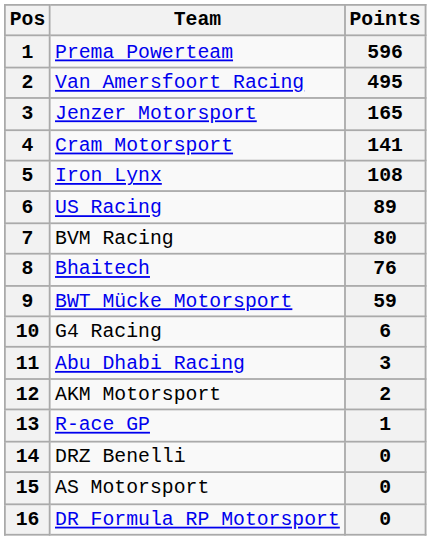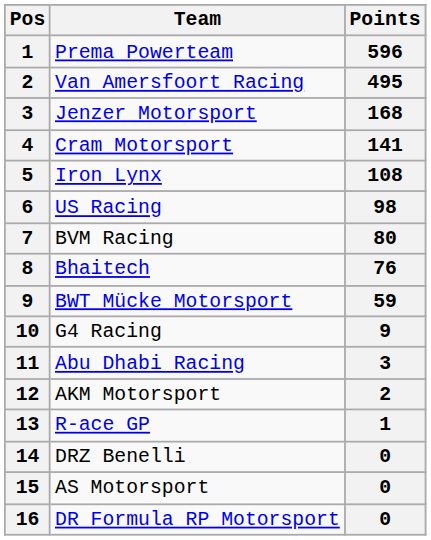(385, 114) 165 -> (385, 114) 168
(385, 207) 89 -> (385, 207) 98
(385, 332) 6 -> (385, 332) 9
